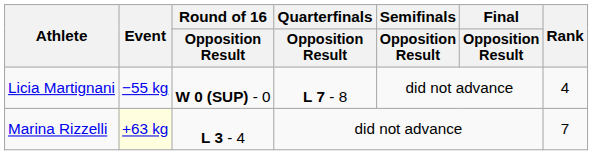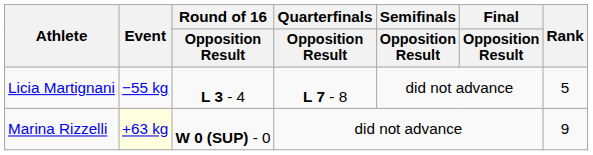(223, 97) W 0 (SUP) - 0 -> (223, 97) L 3 - 4
(565, 88) 4 -> (565, 88) 5
(223, 138) L 3 - 4 -> (223, 138) W 0 (SUP) - 0
(565, 129) 7 -> (565, 129) 9
